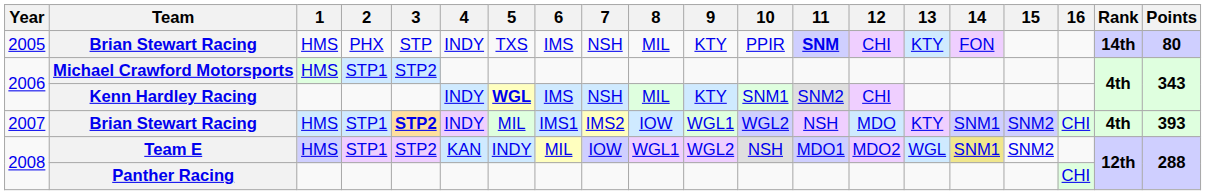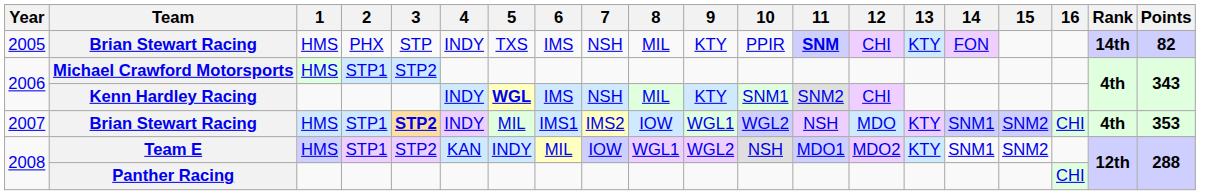(1172, 44) 80 -> (1166, 44) 82
(1172, 123) 393 -> (1166, 123) 353
(927, 149) WGL -> (924, 149) KTY
(977, 149) khaki background -> (971, 149) no background
